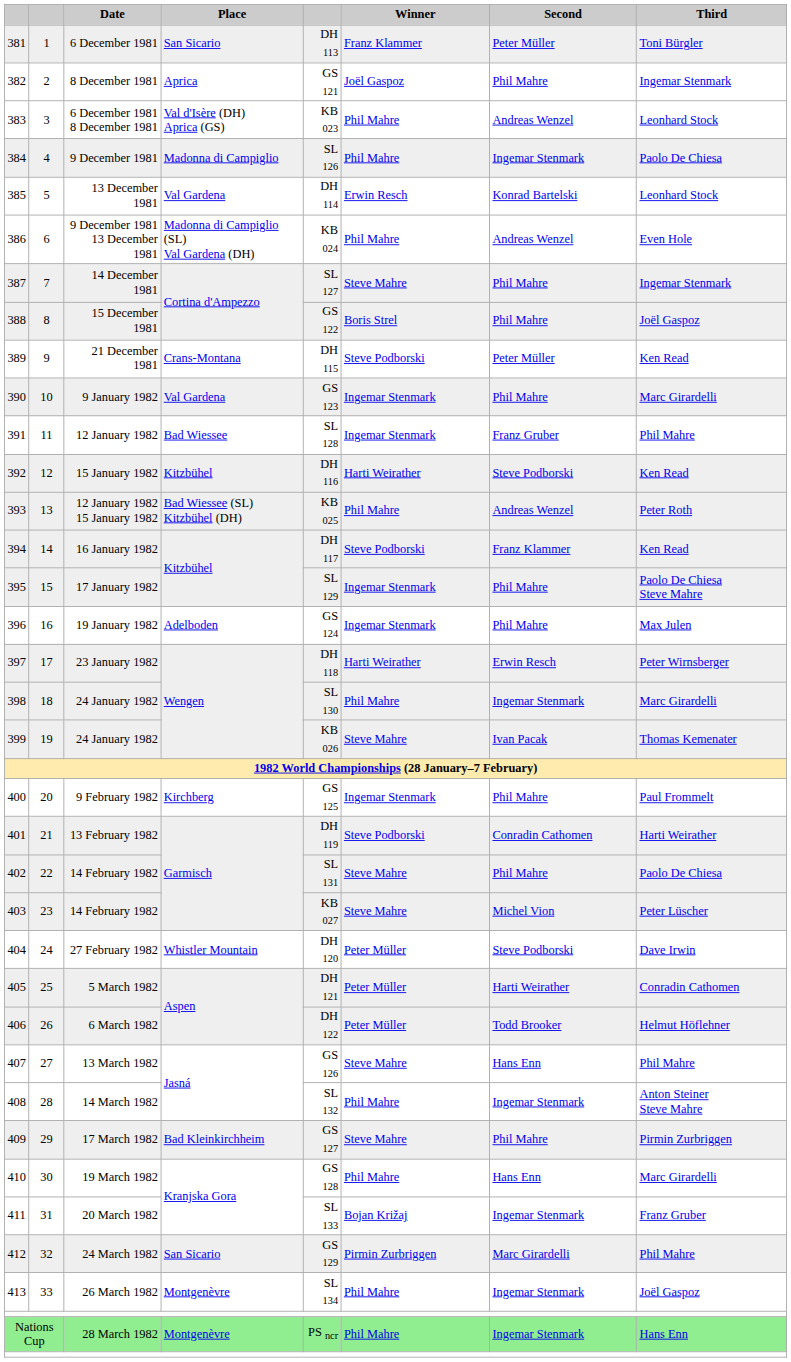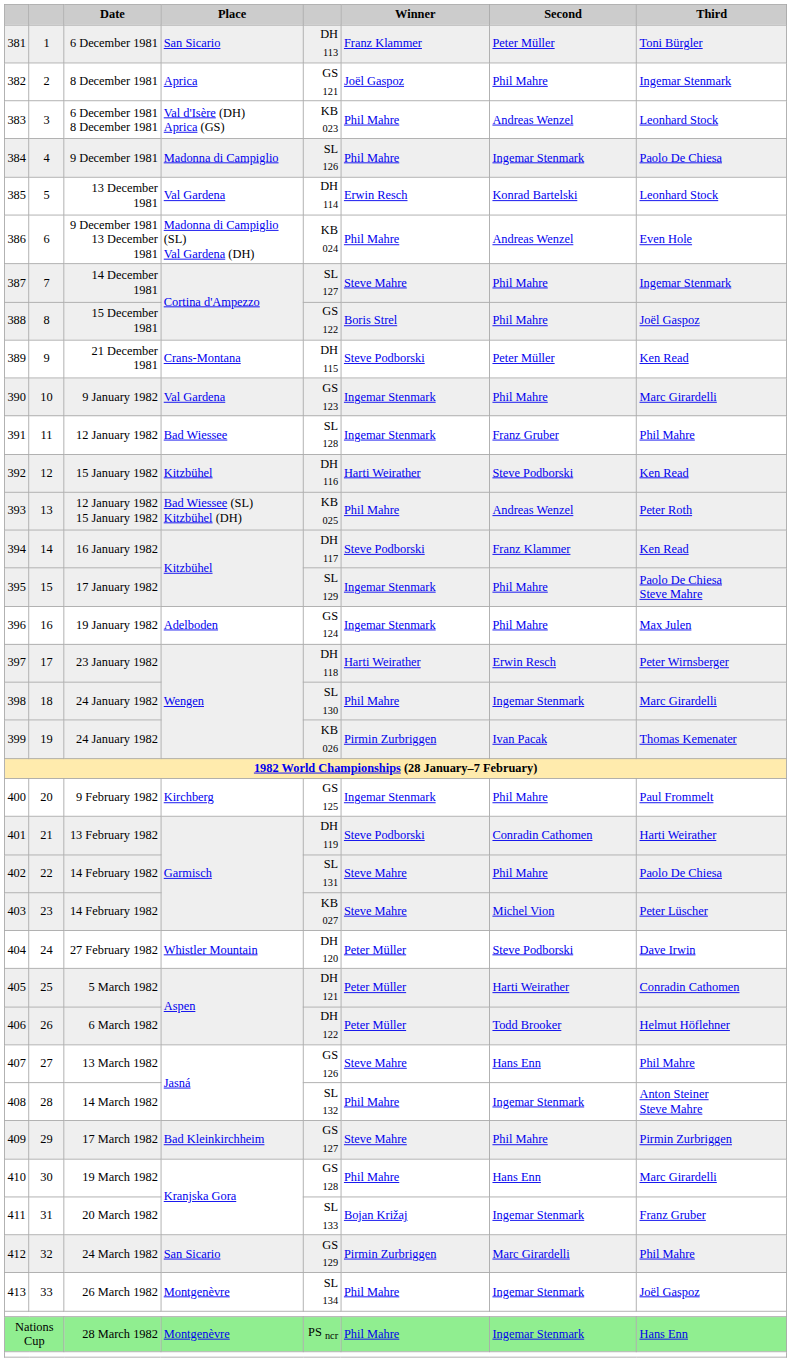(375, 738) Steve Mahre -> (390, 738) Pirmin Zurbriggen
